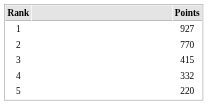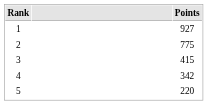(187, 44) 770 -> (187, 44) 775
(187, 76) 332 -> (187, 76) 342
